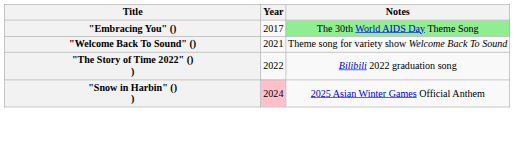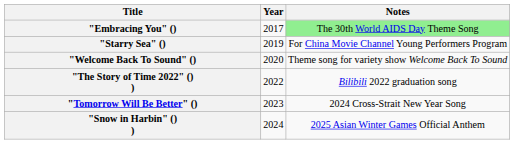+ row: (133, 44)
(273, 44) 2021 -> (273, 60) 2020
+ row: (133, 103)
(273, 93) pink background -> (273, 125) no background
